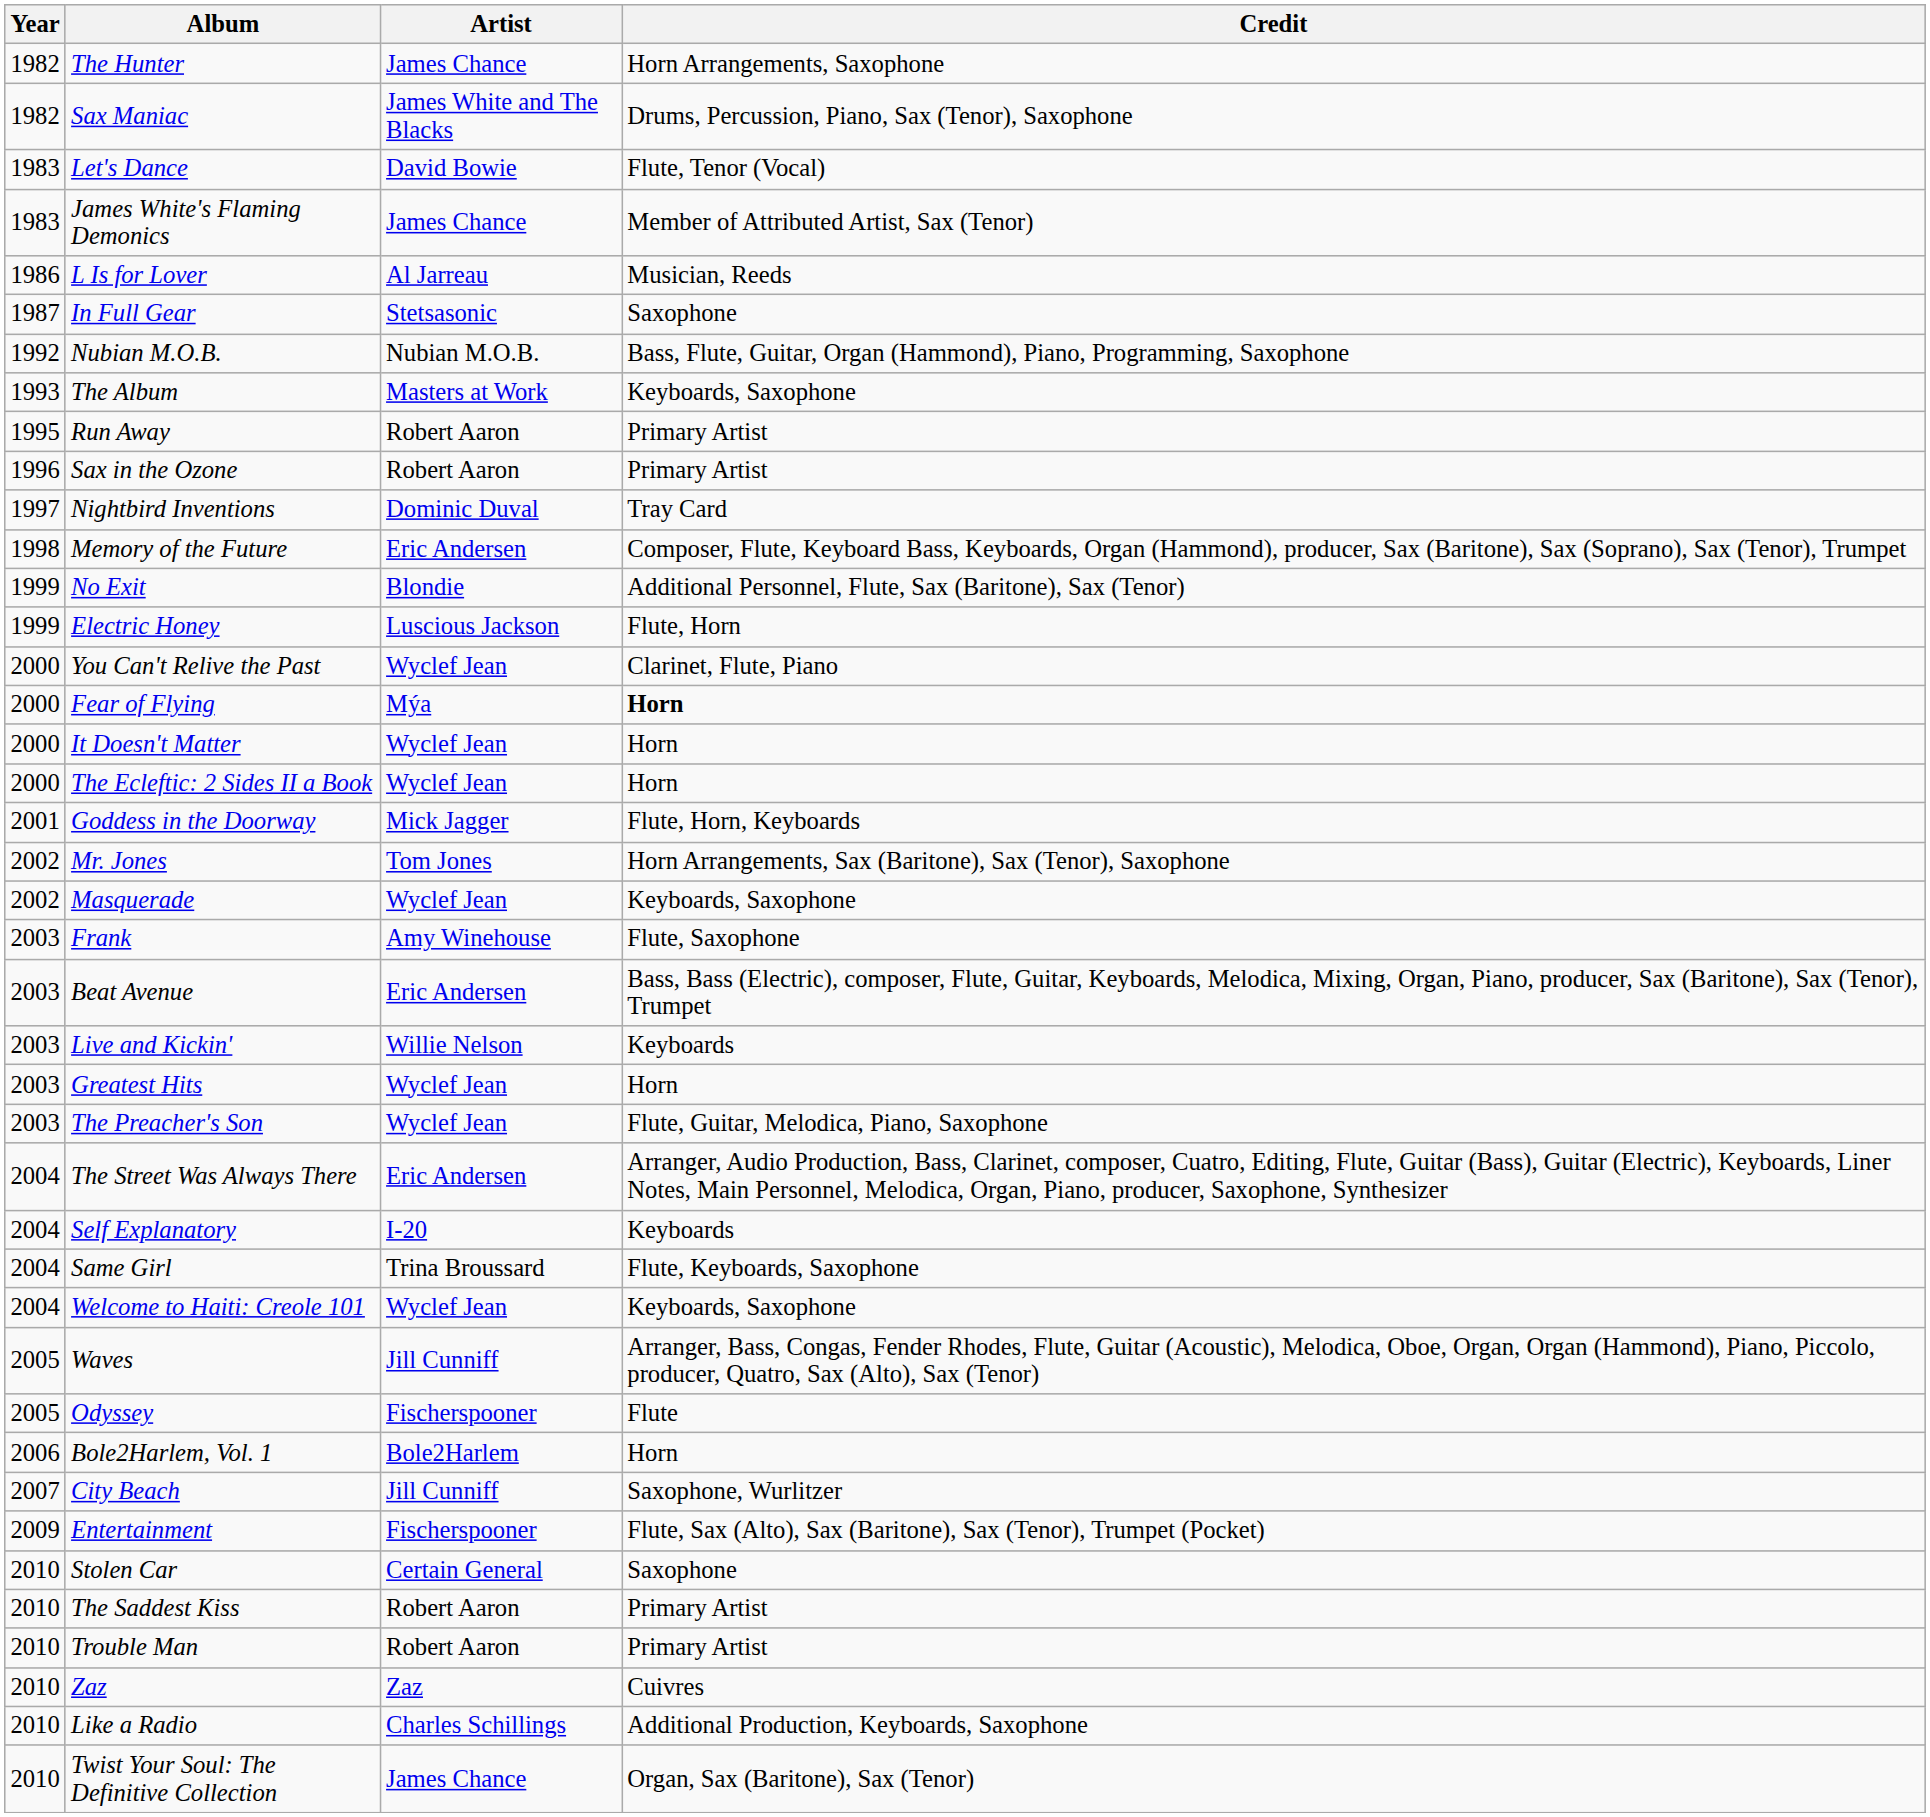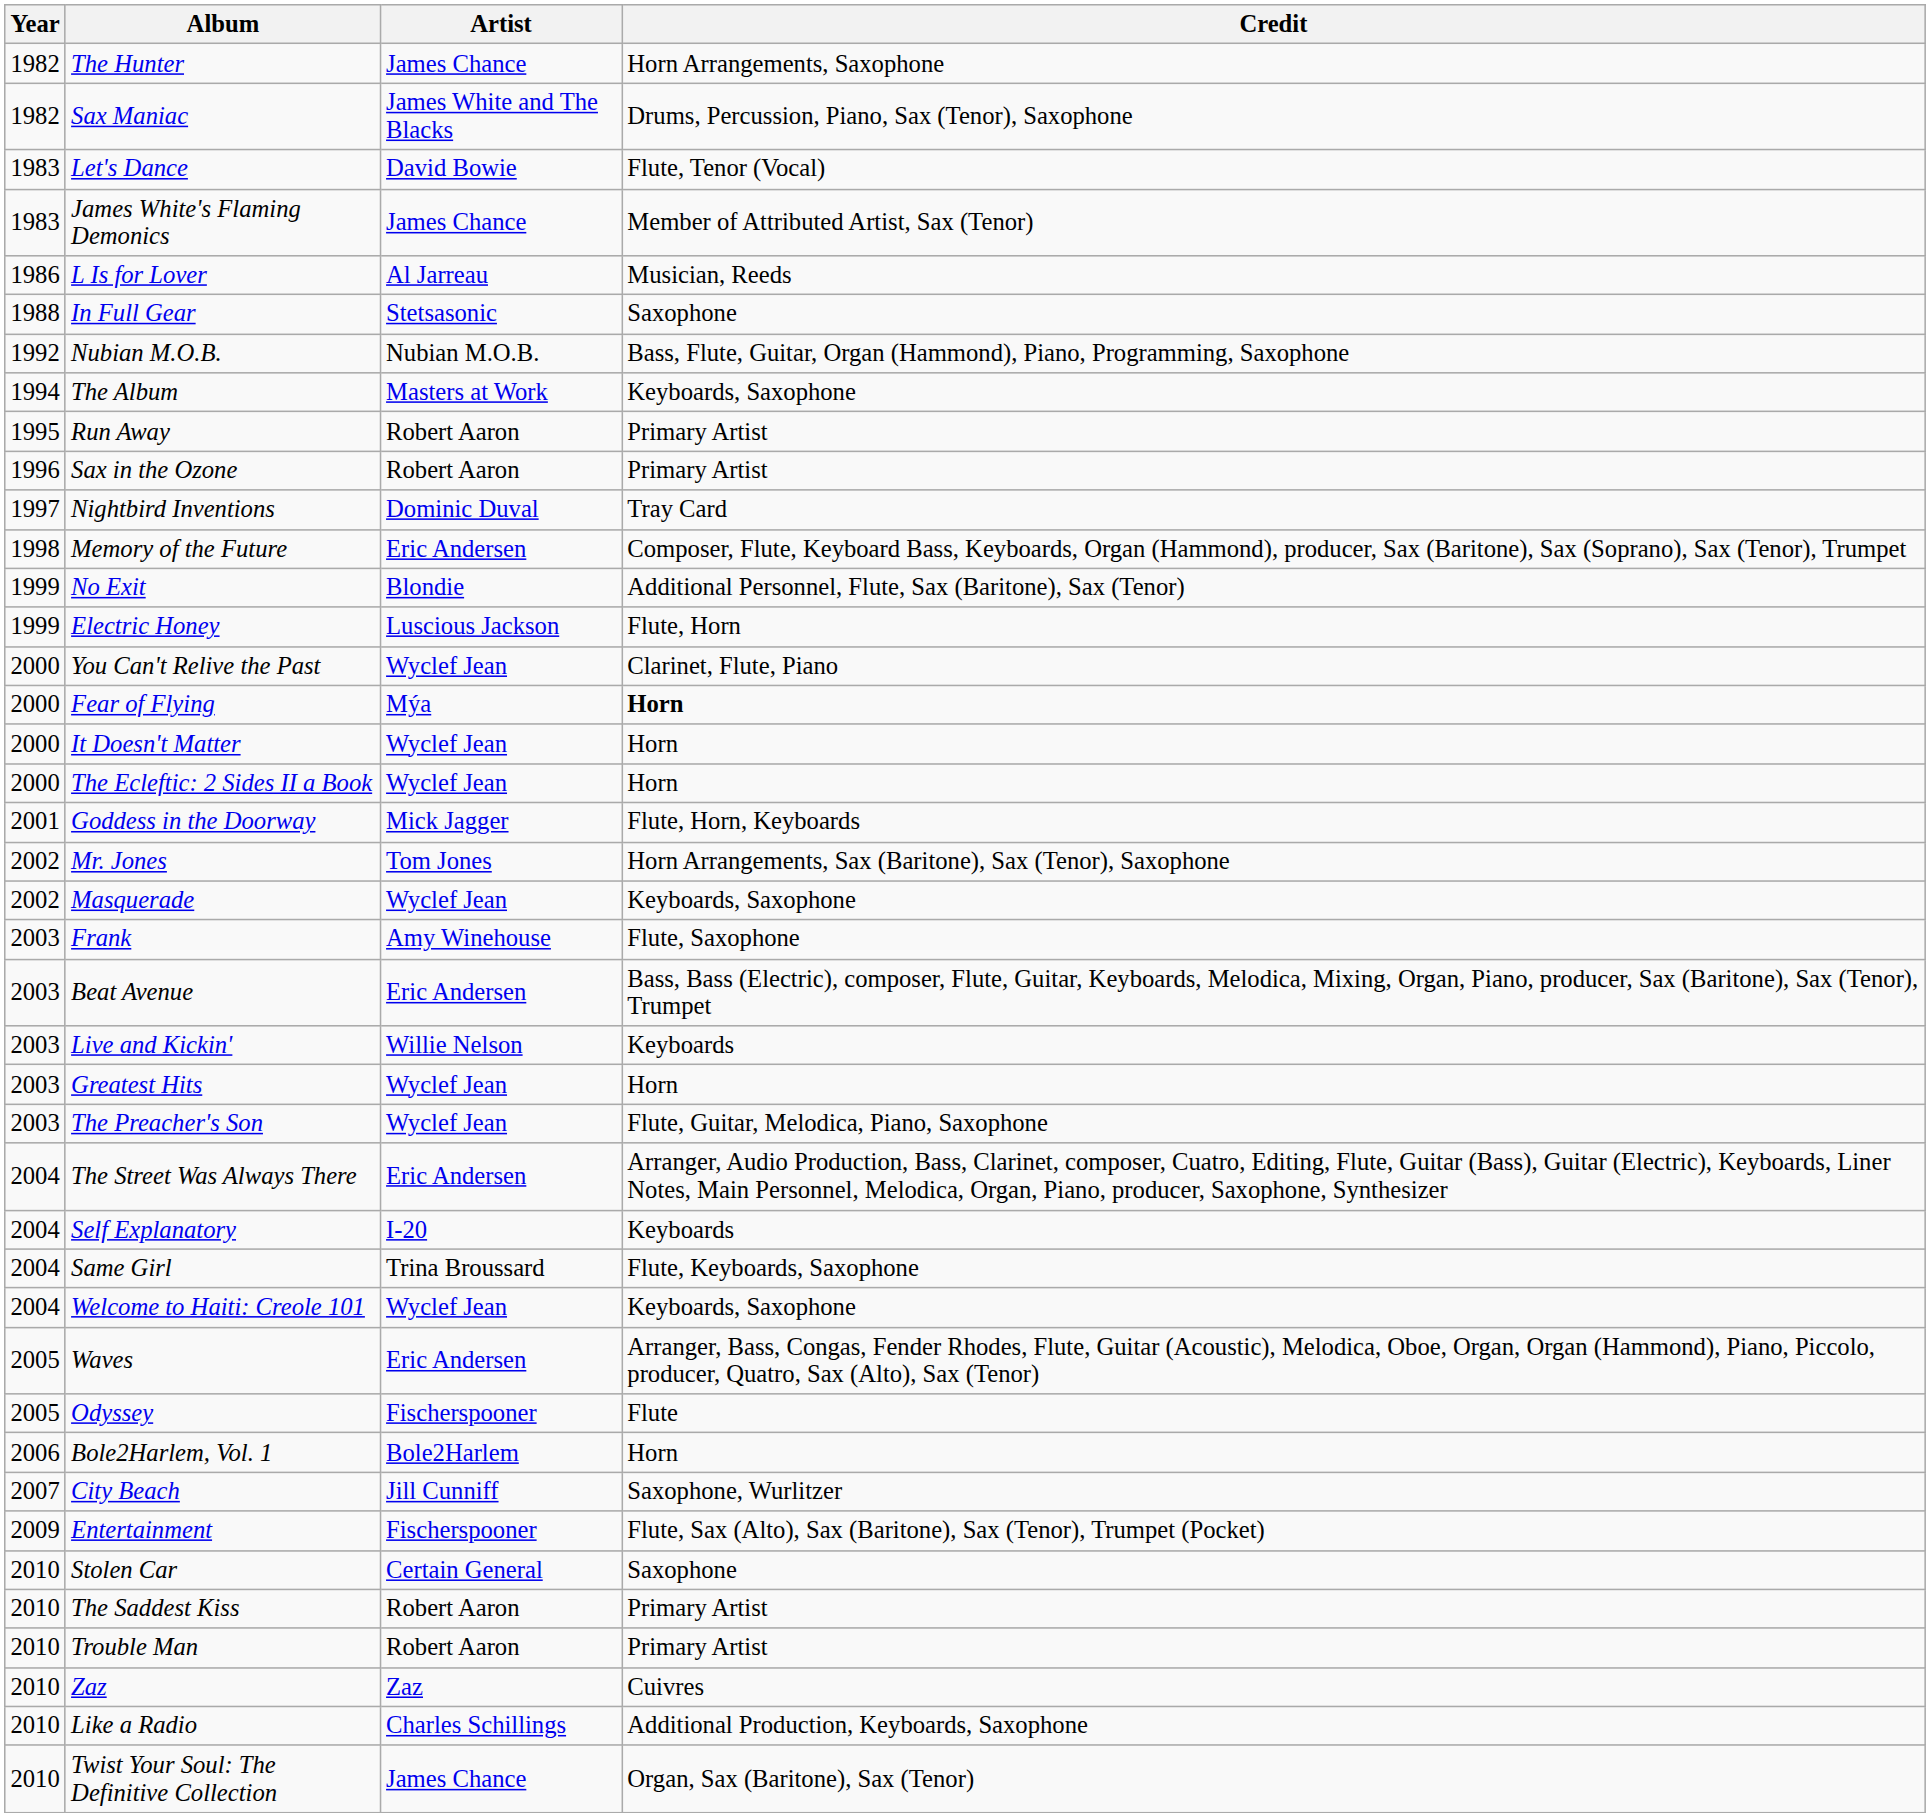(35, 313) 1987 -> (35, 313) 1988
(35, 392) 1993 -> (35, 392) 1994
(442, 1360) Jill Cunniff -> (456, 1360) Eric Andersen
